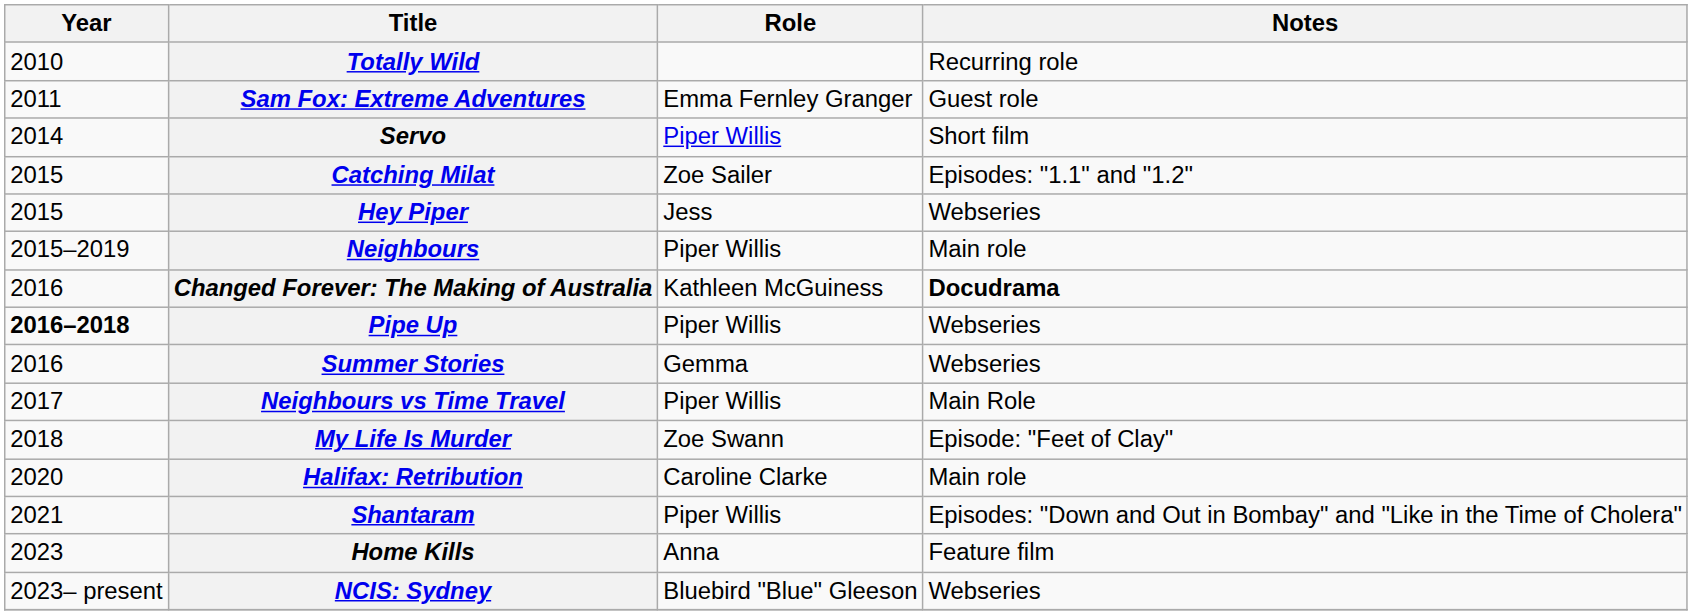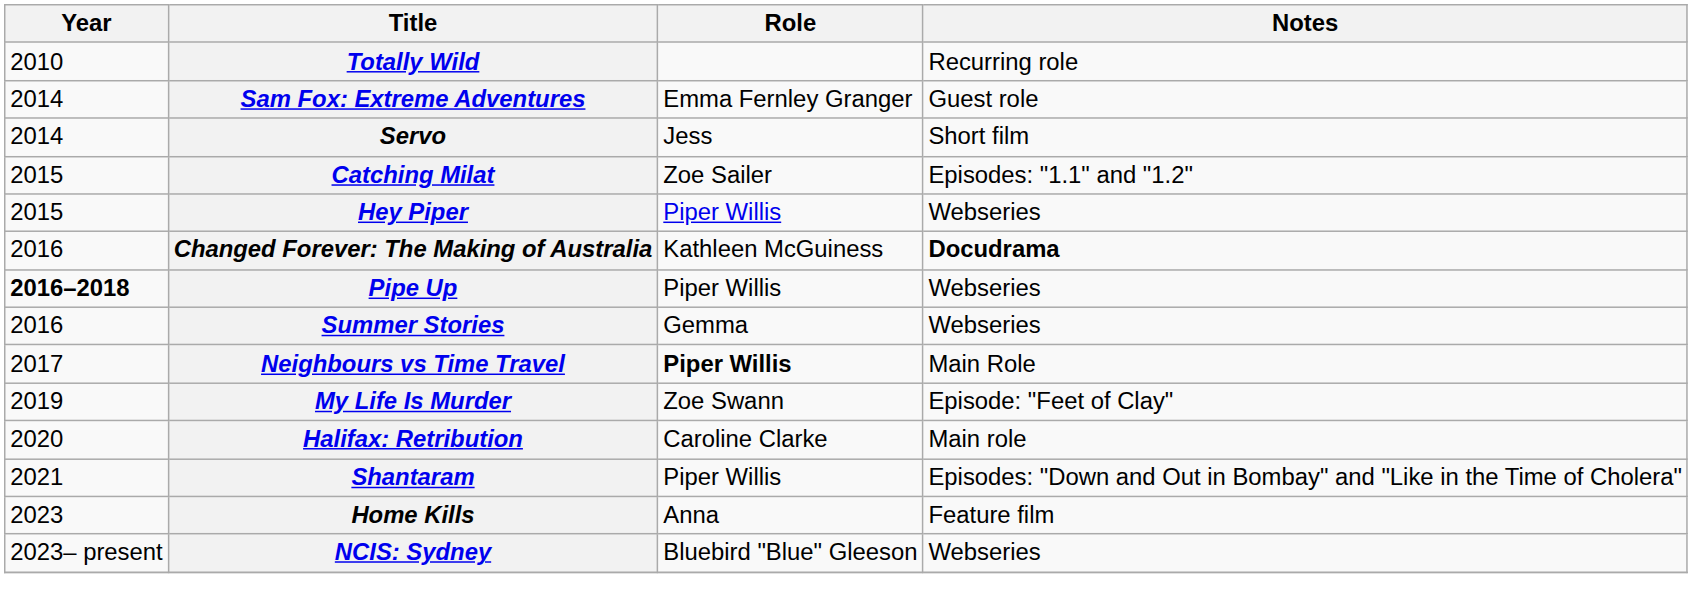(36, 99) 2011 -> (37, 99) 2014
(722, 136) Piper Willis -> (688, 136) Jess
(688, 212) Jess -> (722, 212) Piper Willis
- row: (413, 250)
(722, 401) normal -> (727, 363) bold
(37, 439) 2018 -> (37, 401) 2019
